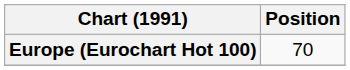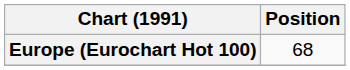(303, 49) 70 -> (303, 49) 68
